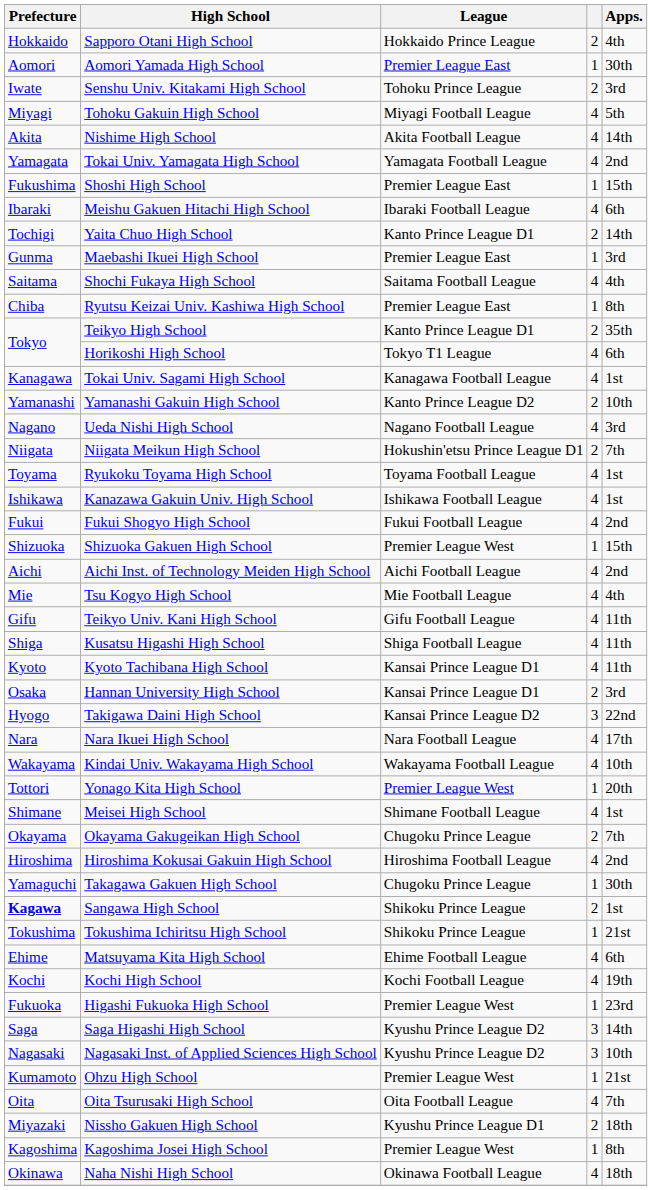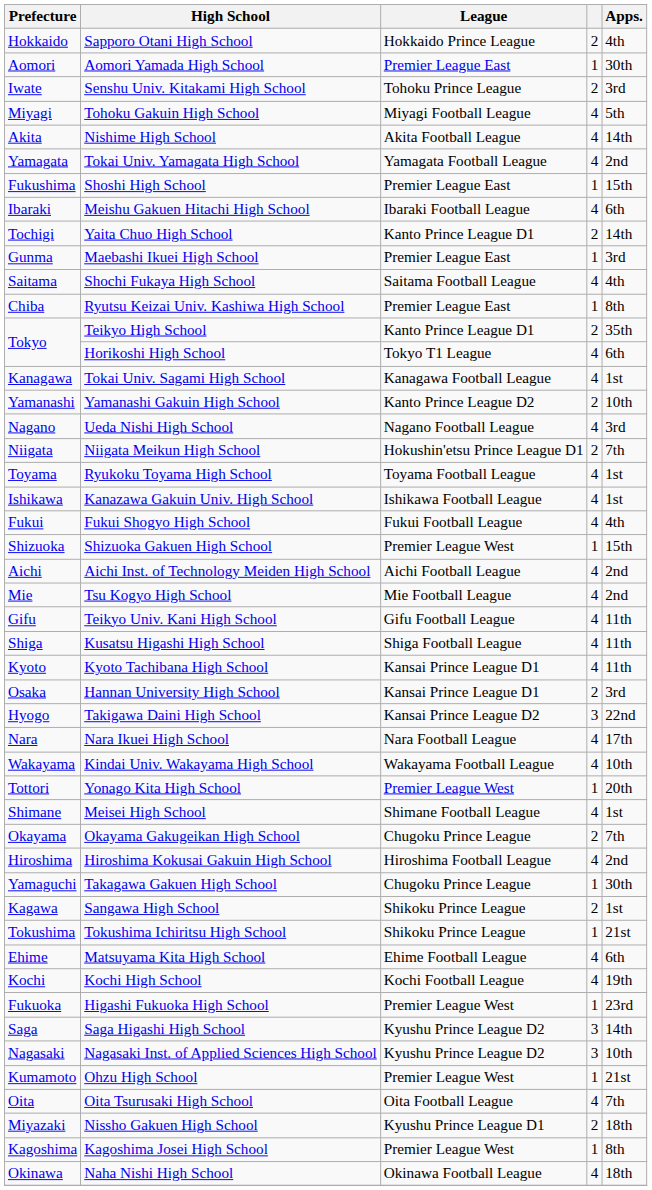(617, 522) 2nd -> (615, 522) 4th
(615, 595) 4th -> (617, 595) 2nd
(35, 908) bold -> (33, 908) normal
